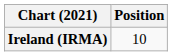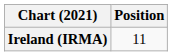(139, 39) 10 -> (139, 39) 11
